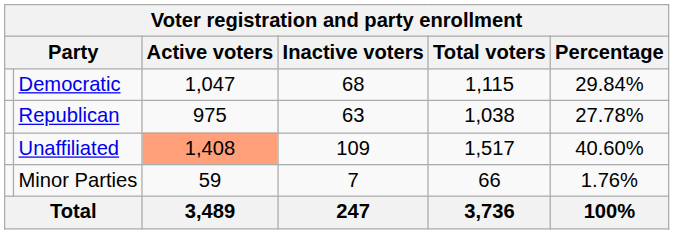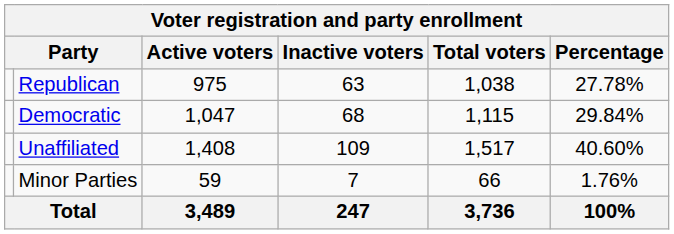rows swapped: (70, 84) <-> (69, 116)
(210, 148) lightsalmon background -> (210, 148) no background
